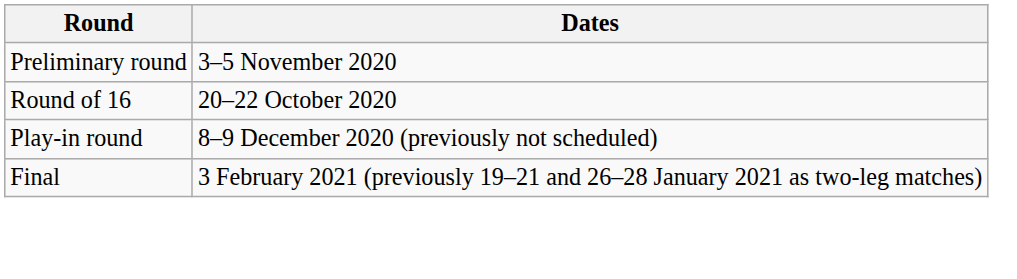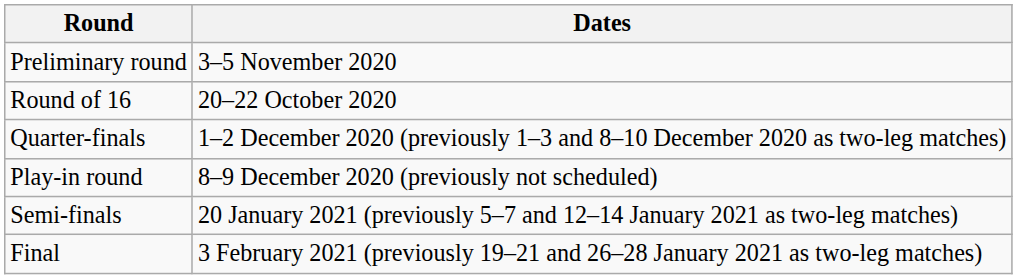+ row: (78, 138)
+ row: (66, 215)
